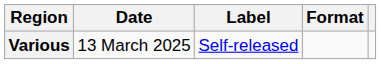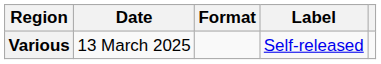columns swapped: (335, 17) <-> (248, 17)
